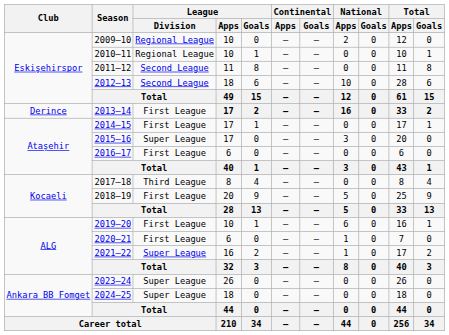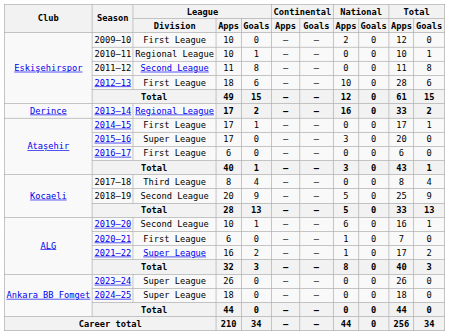(175, 40) Regional League -> (175, 40) First League
(175, 82) Second League -> (175, 82) First League
(175, 111) First League -> (175, 111) Regional League
(175, 196) First League -> (175, 196) Second League
(175, 224) First League -> (175, 224) Second League
